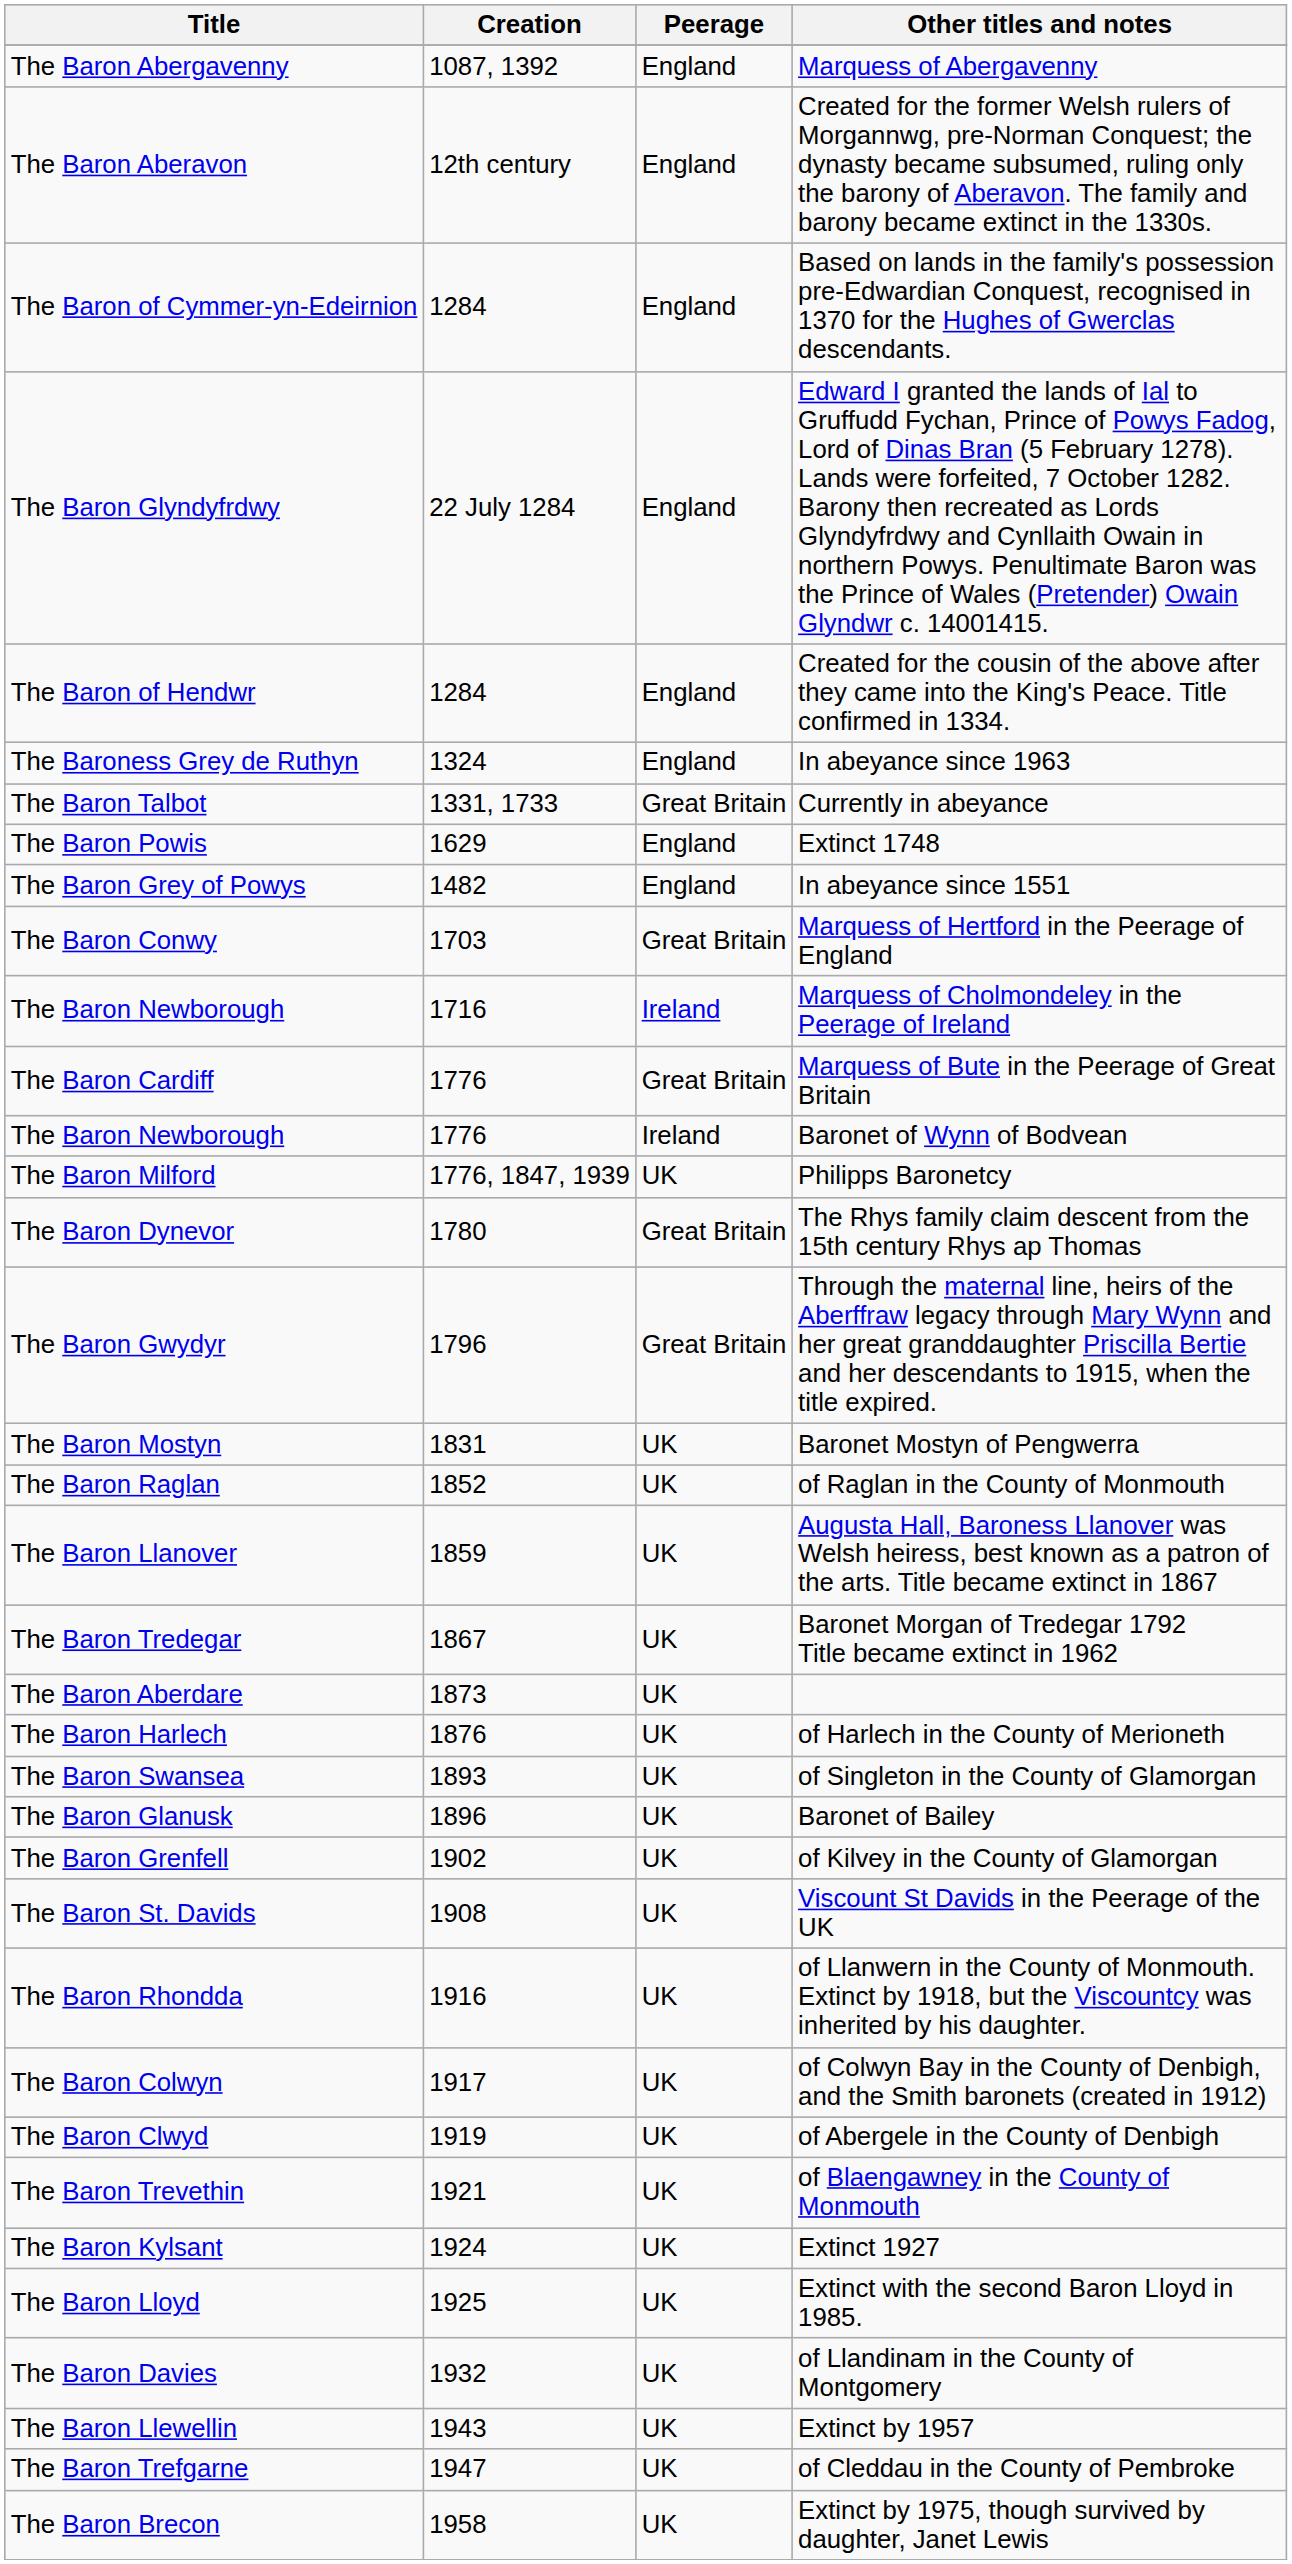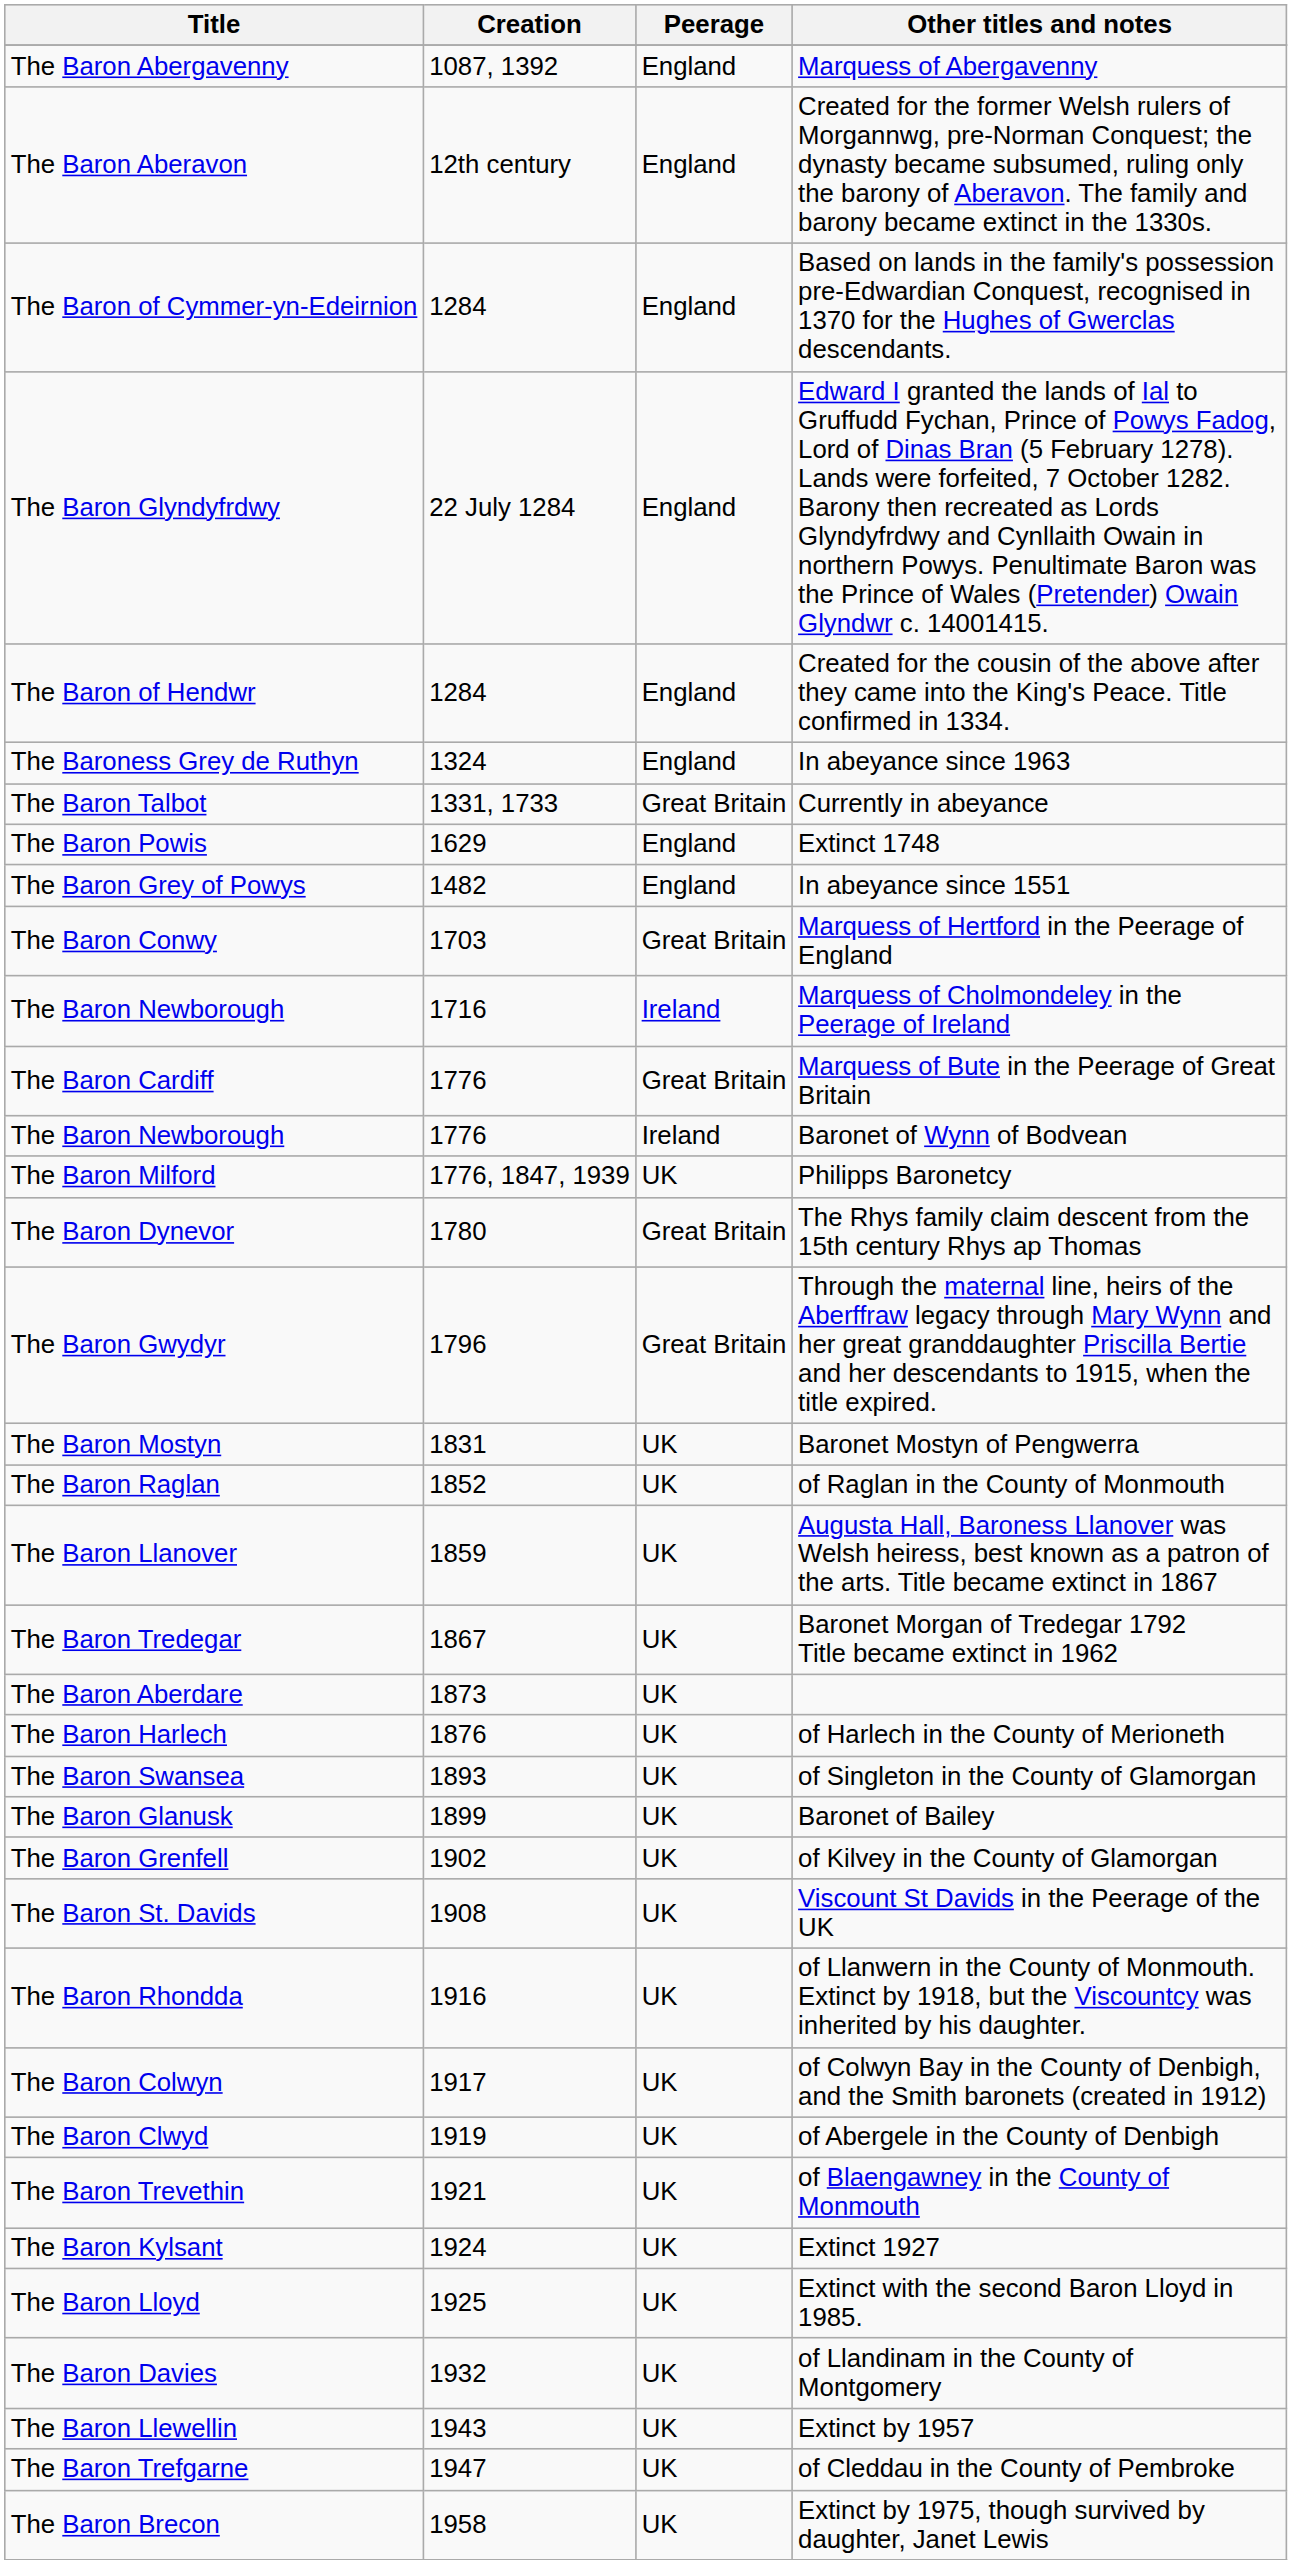(458, 1816) 1896 -> (458, 1816) 1899
